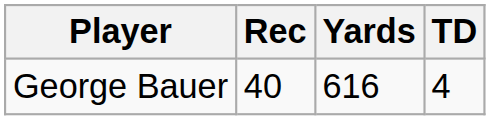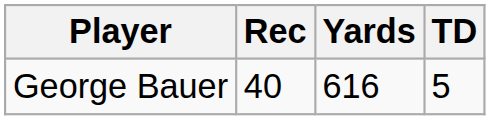(441, 85) 4 -> (441, 85) 5
